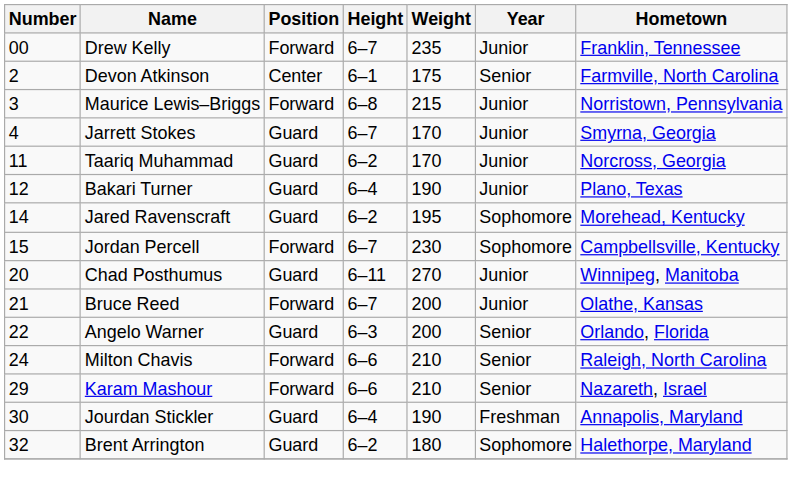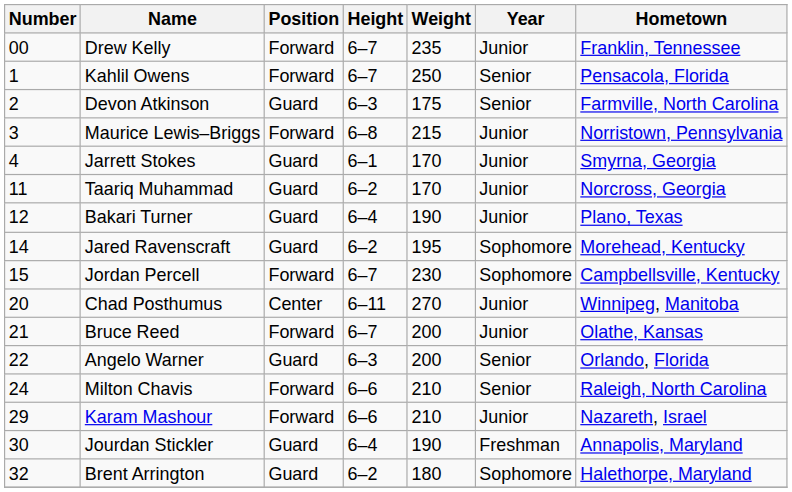+ row: (137, 76)
(295, 76) Center -> (293, 104) Guard
(362, 76) 6–1 -> (362, 104) 6–3
(362, 133) 6–7 -> (362, 161) 6–1
(293, 275) Guard -> (295, 303) Center
(505, 388) Senior -> (504, 416) Junior
